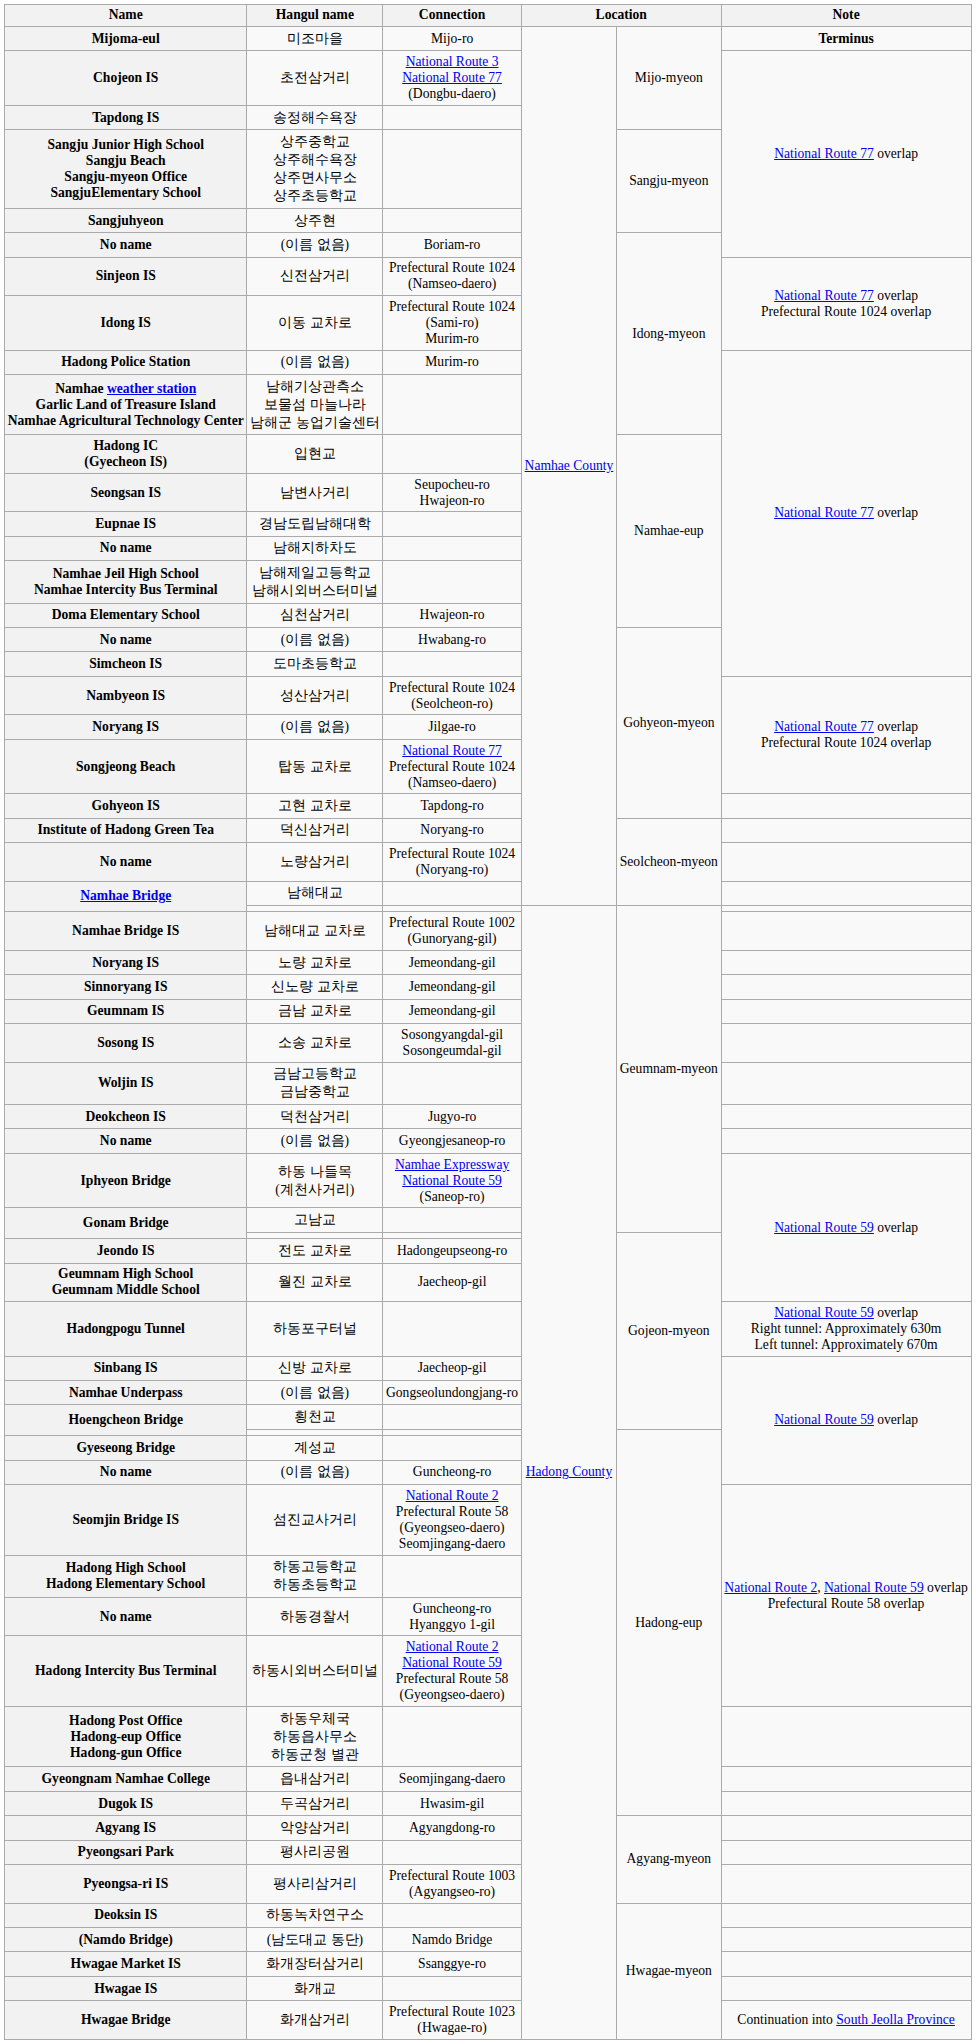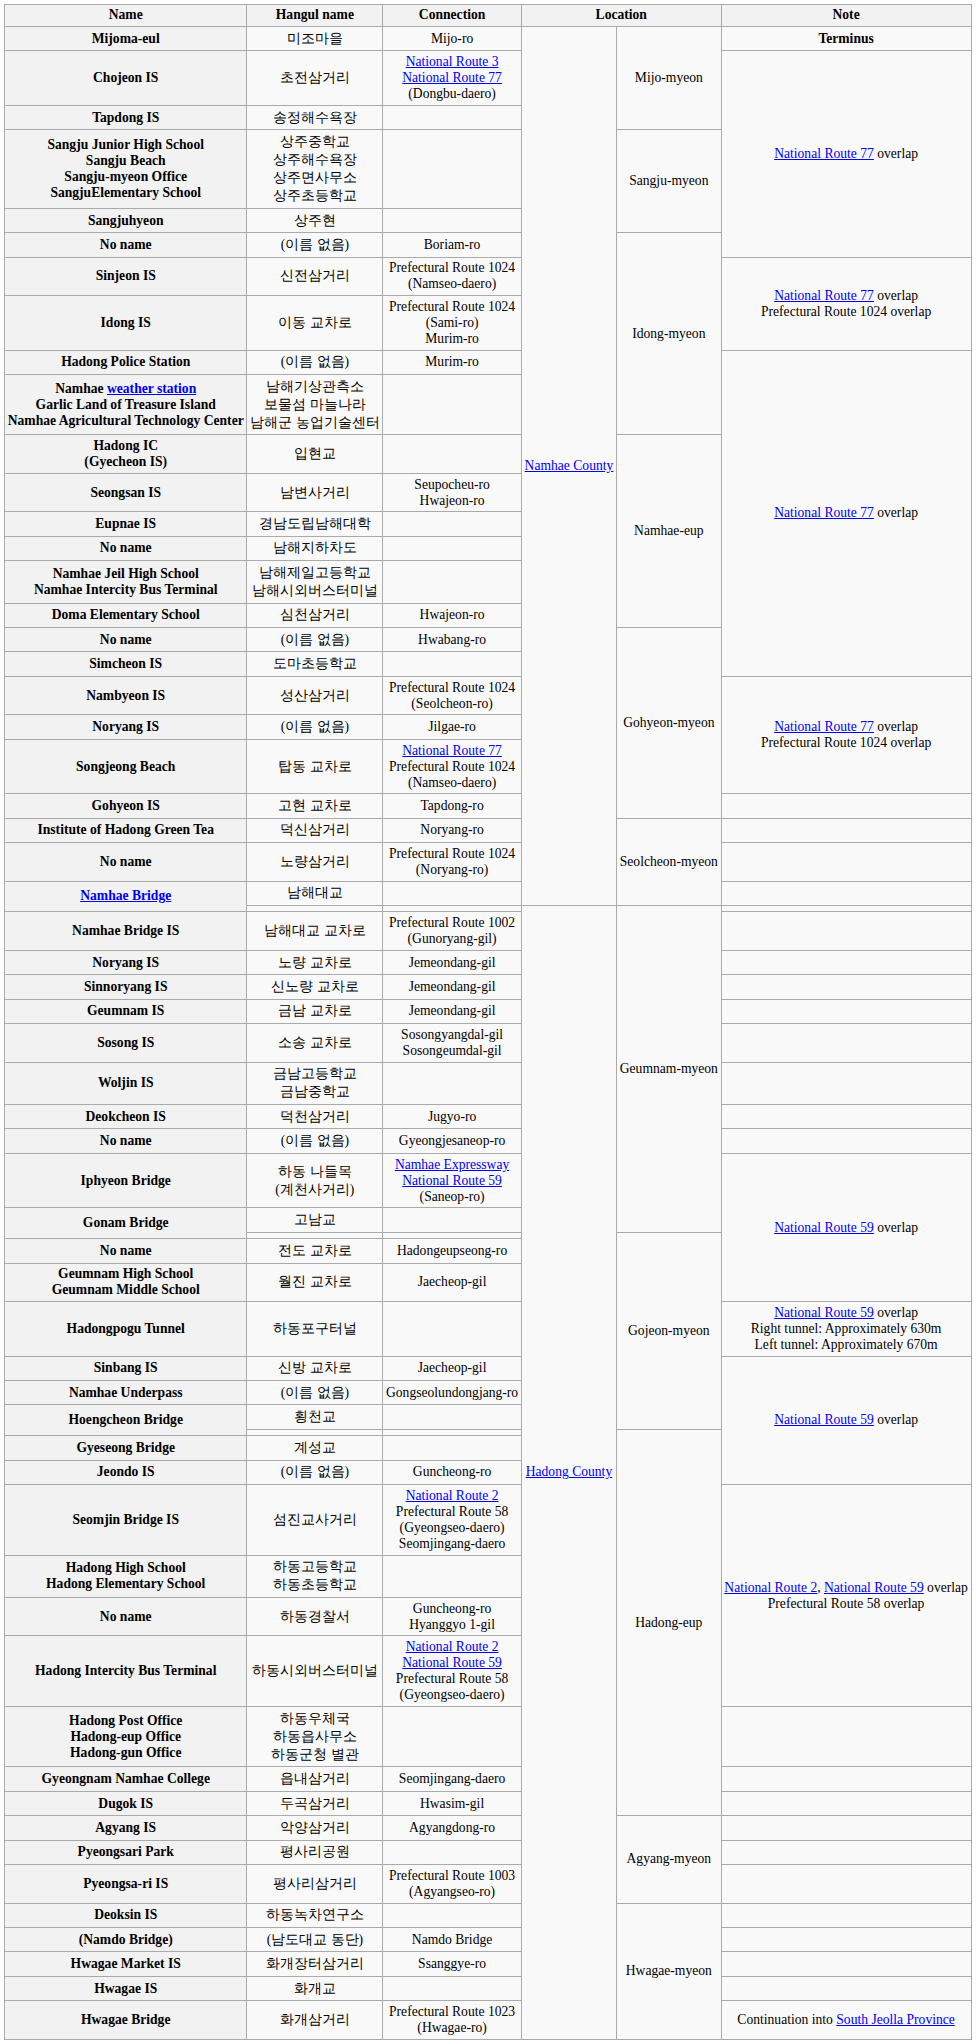(126, 1250) Jeondo IS -> (126, 1250) No name
(126, 1472) No name -> (126, 1472) Jeondo IS
